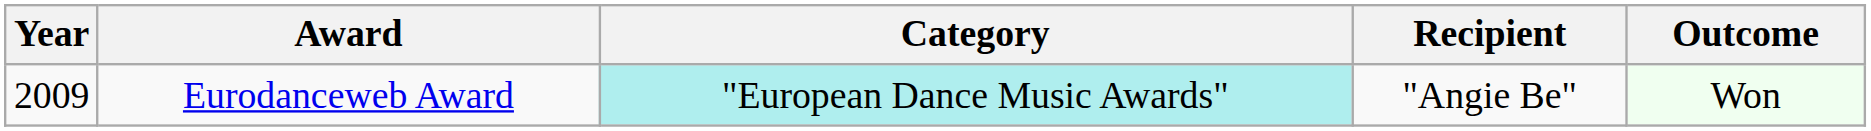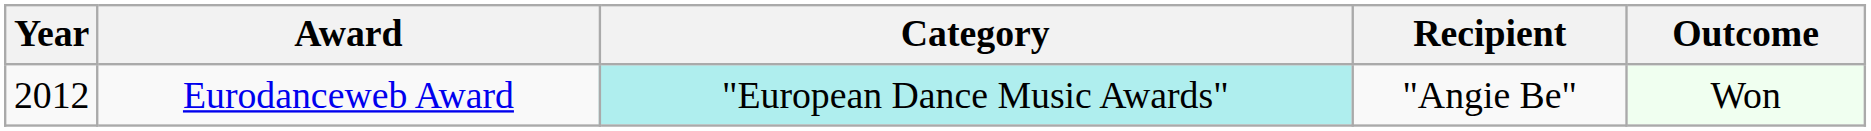(52, 94) 2009 -> (52, 94) 2012
